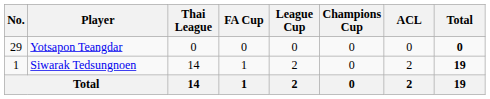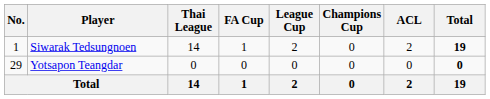rows swapped: (83, 65) <-> (76, 46)
